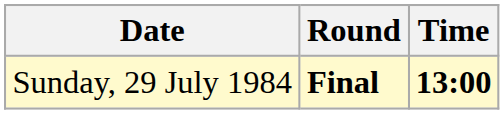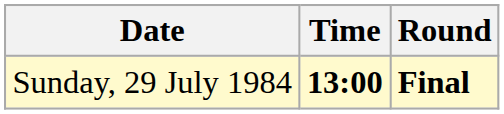columns swapped: (454, 30) <-> (354, 30)
